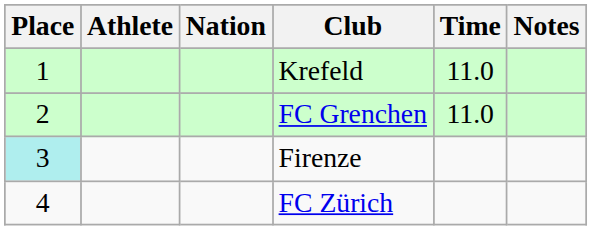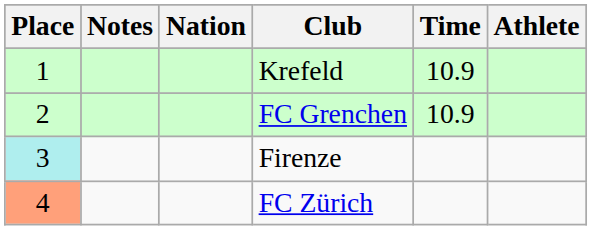columns swapped: (130, 26) <-> (547, 26)
(470, 70) 11.0 -> (450, 70) 10.9
(470, 114) 11.0 -> (450, 114) 10.9
(43, 202) no background -> (43, 202) lightsalmon background
